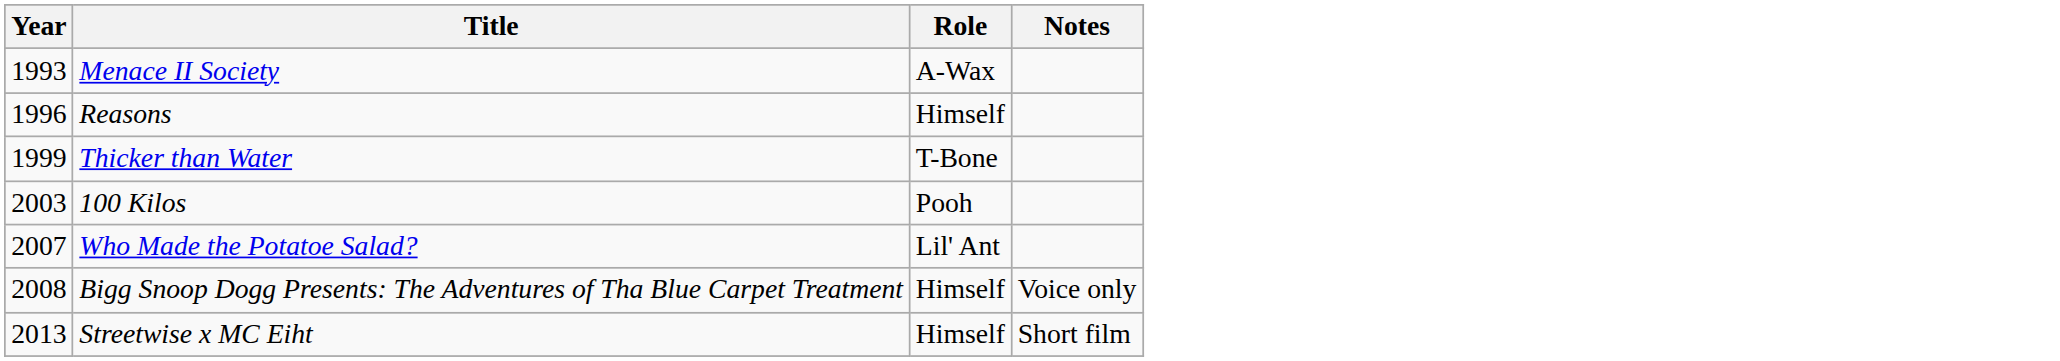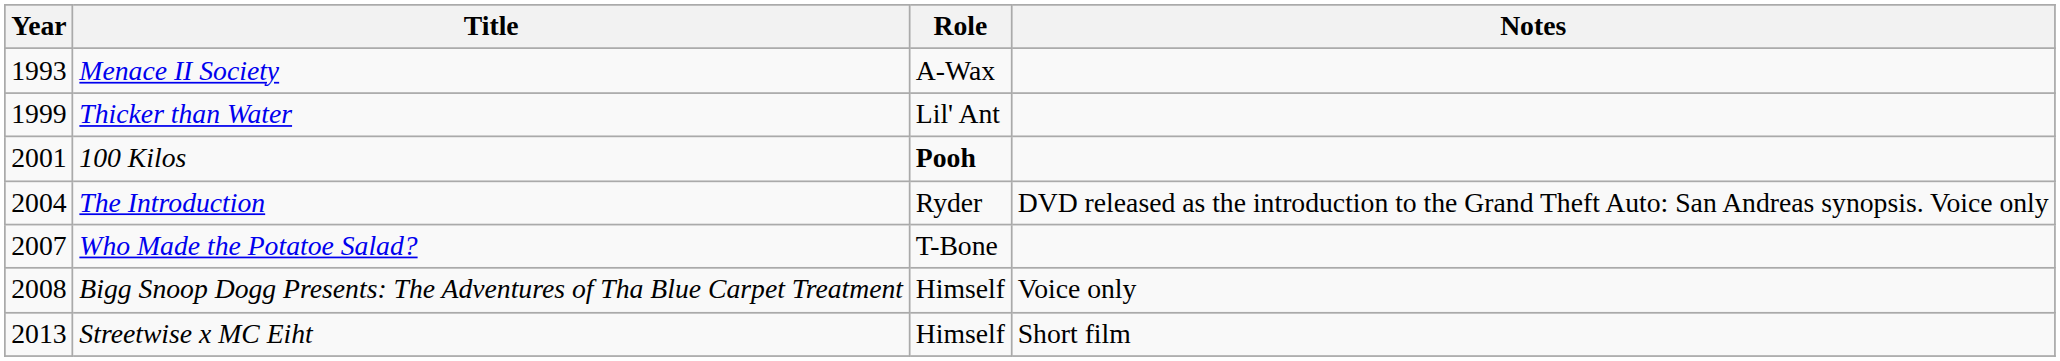- row: (125, 114)
(957, 158) T-Bone -> (958, 114) Lil' Ant
(39, 202) 2003 -> (39, 158) 2001
(944, 202) normal -> (946, 158) bold
+ row: (172, 202)
(958, 245) Lil' Ant -> (957, 245) T-Bone
